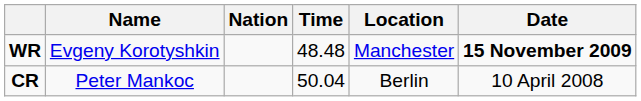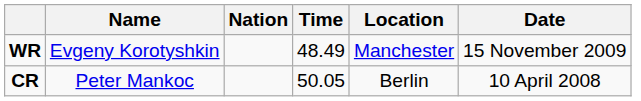(321, 50) 48.48 -> (321, 50) 48.49
(547, 50) bold -> (545, 50) normal
(321, 80) 50.04 -> (321, 80) 50.05
